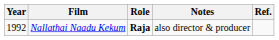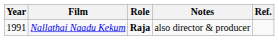(16, 27) 1992 -> (16, 27) 1991
